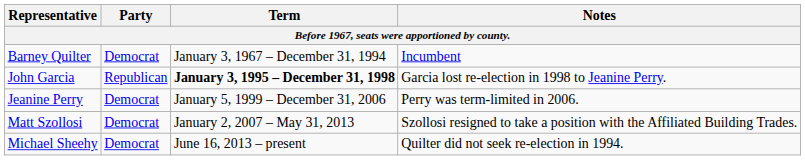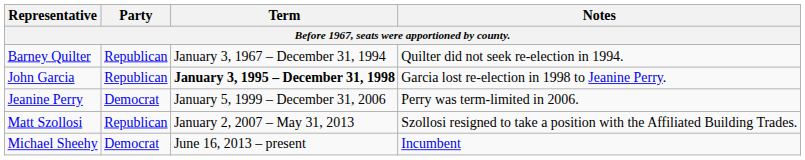(132, 55) Democrat -> (136, 55) Republican
(431, 55) Incumbent -> (512, 55) Quilter did not seek re-election in 1994.
(132, 122) Democrat -> (136, 122) Republican
(512, 144) Quilter did not seek re-election in 1994. -> (431, 144) Incumbent
